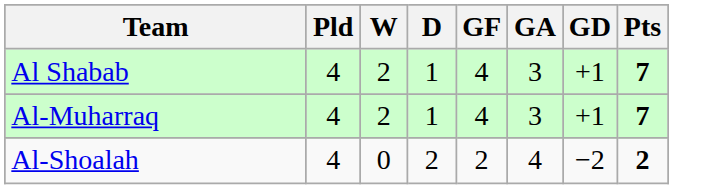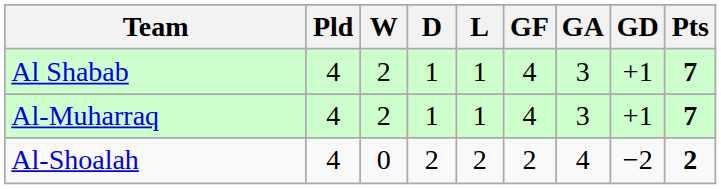+ column: (480, 26)
